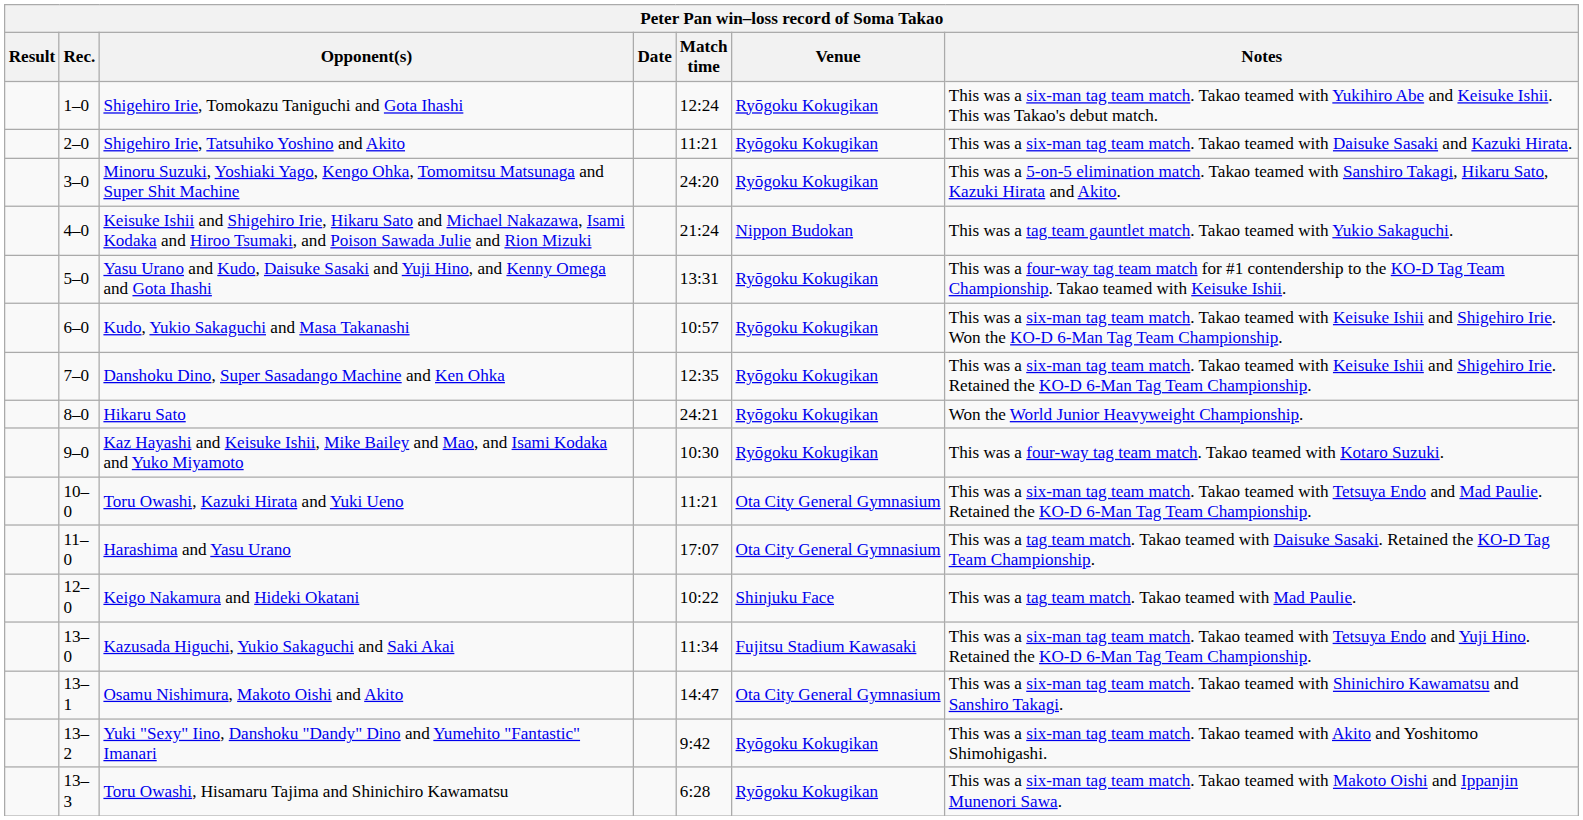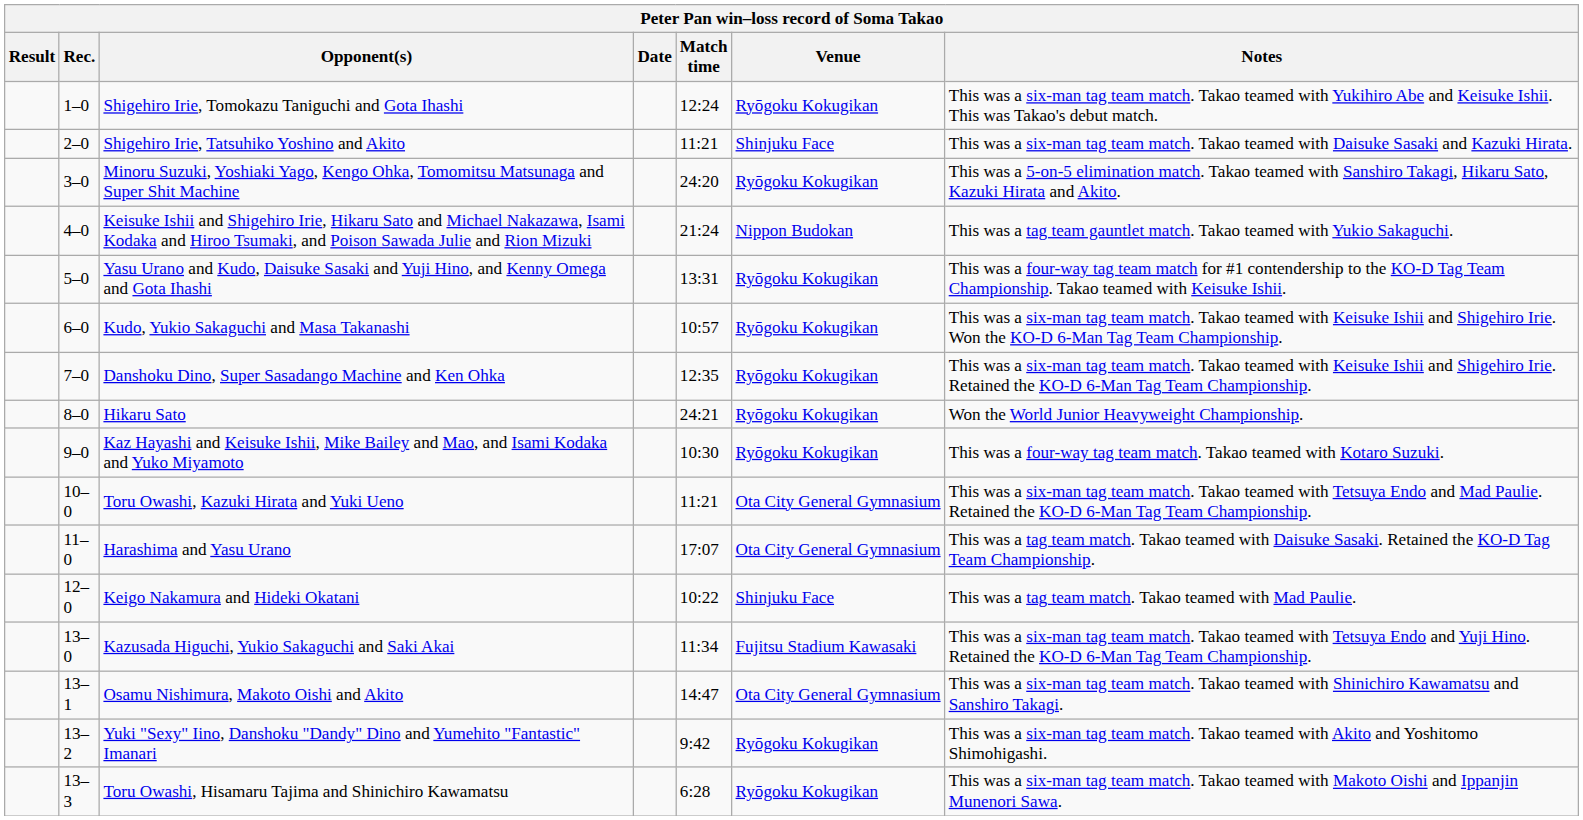(807, 143) Ryōgoku Kokugikan -> (785, 143) Shinjuku Face
